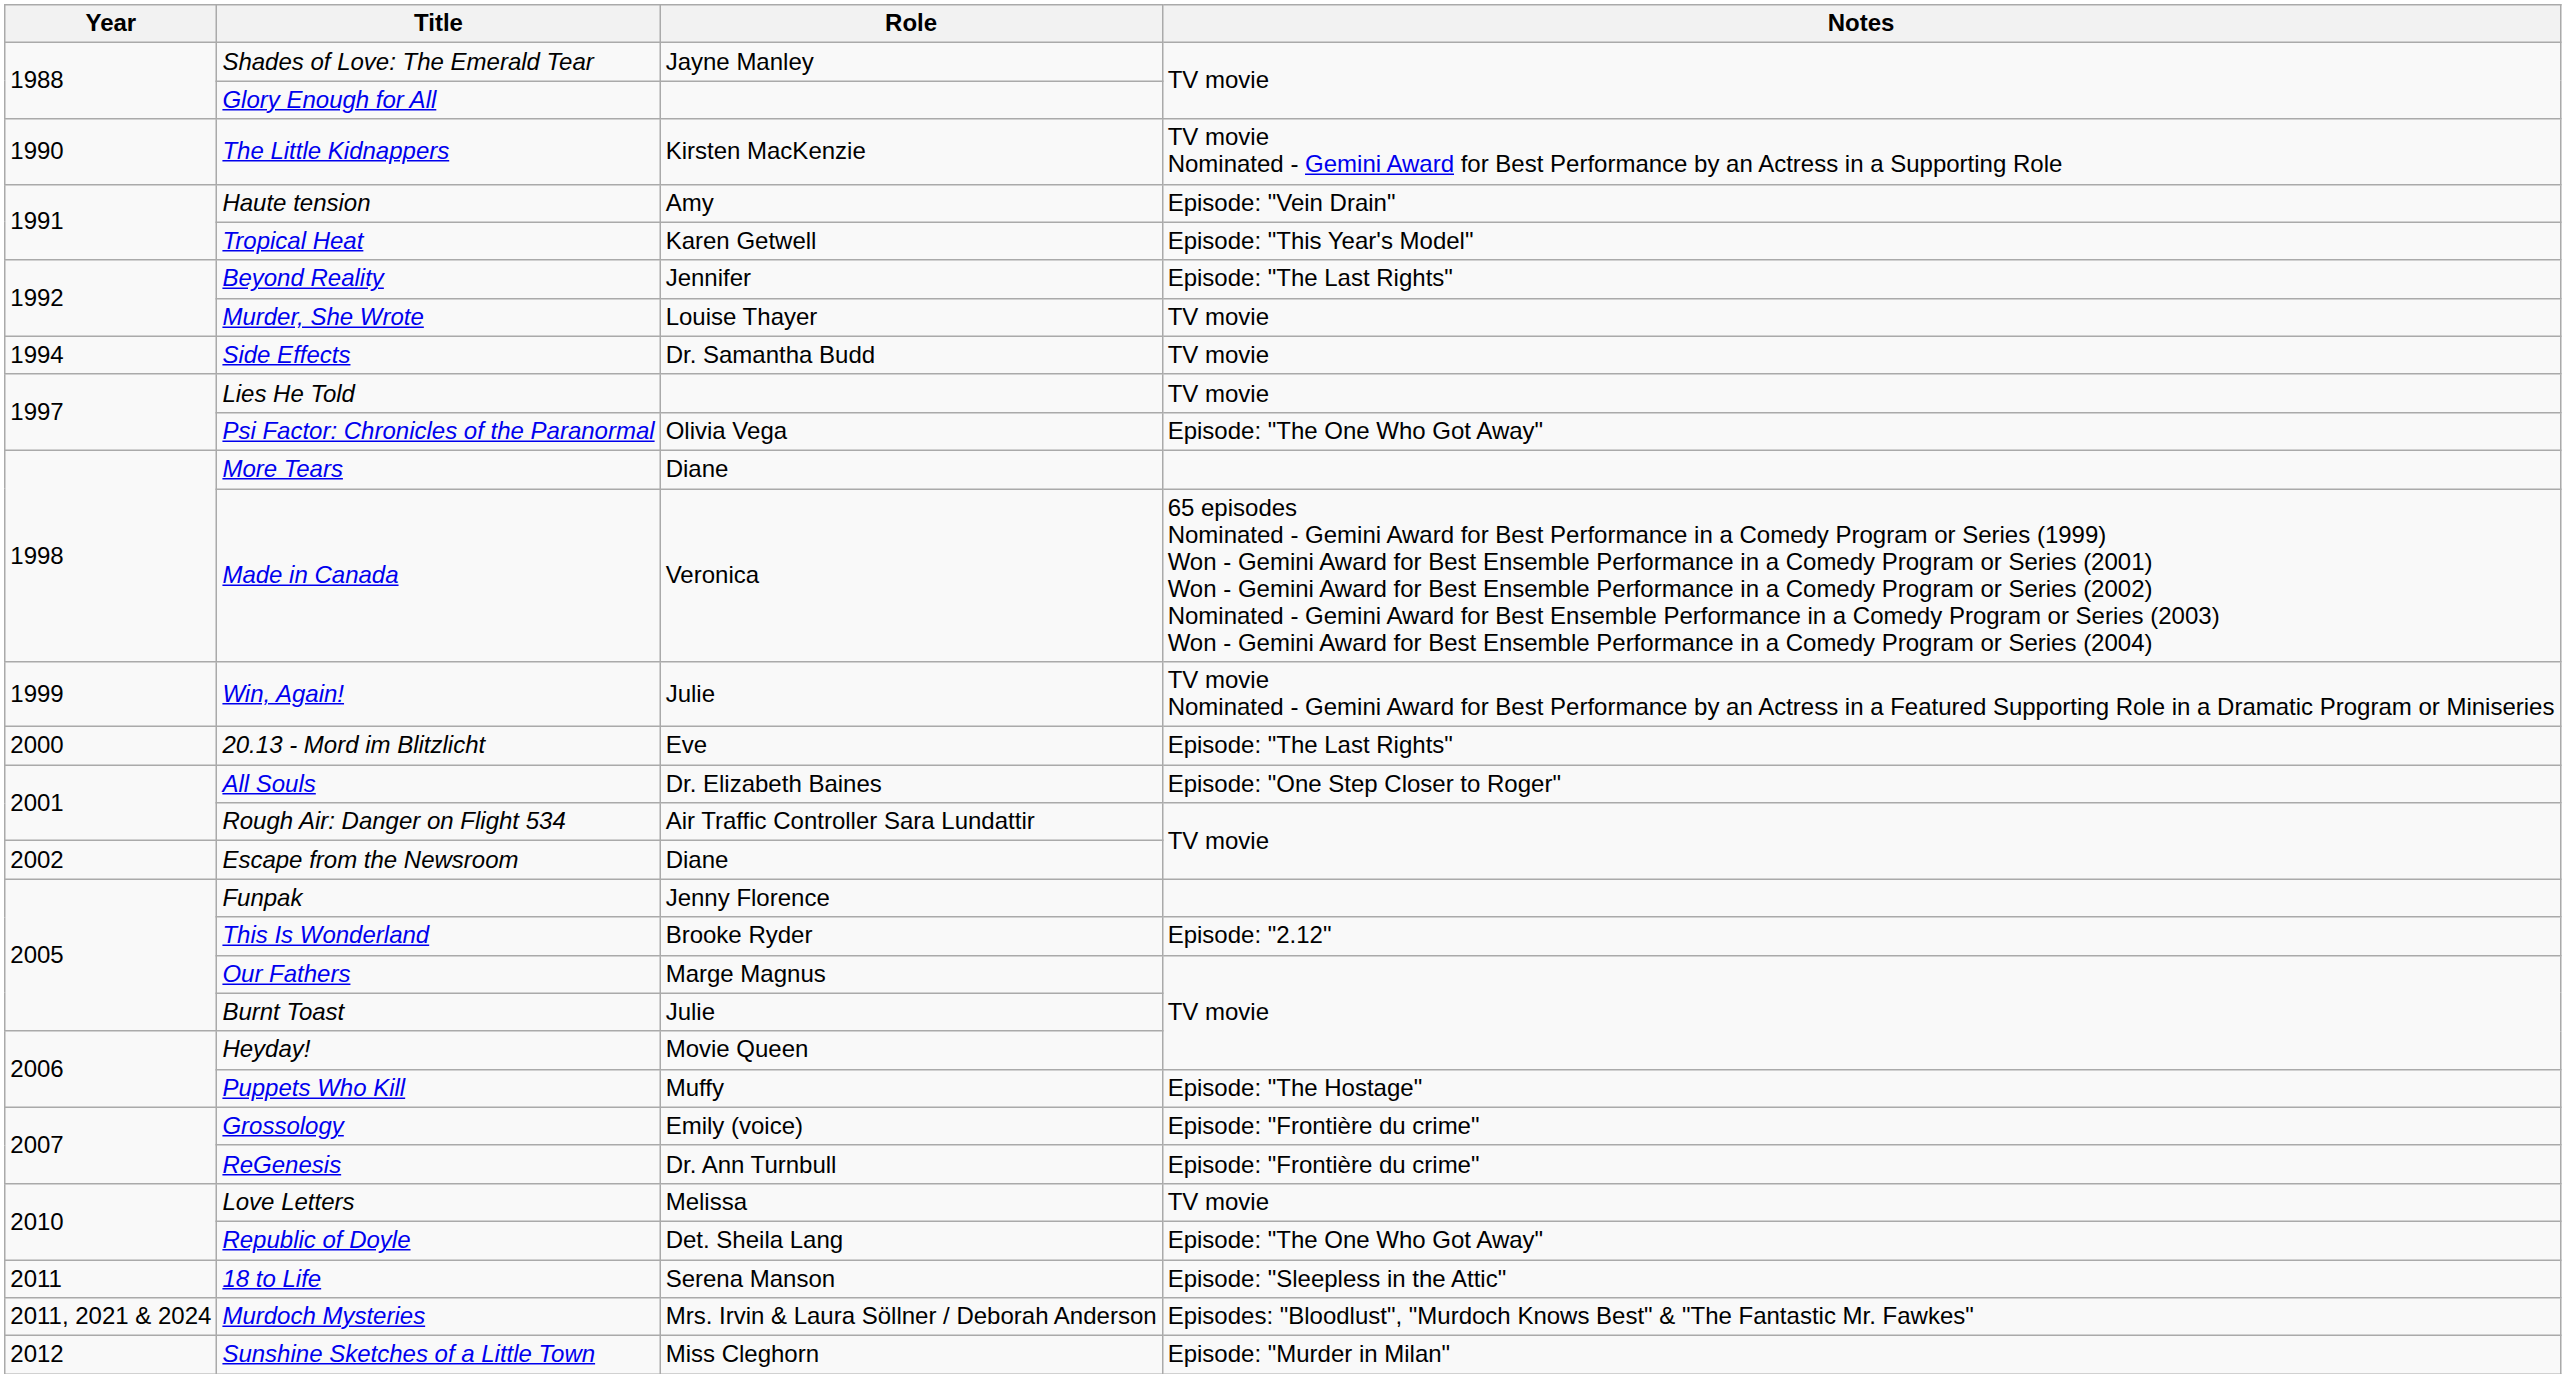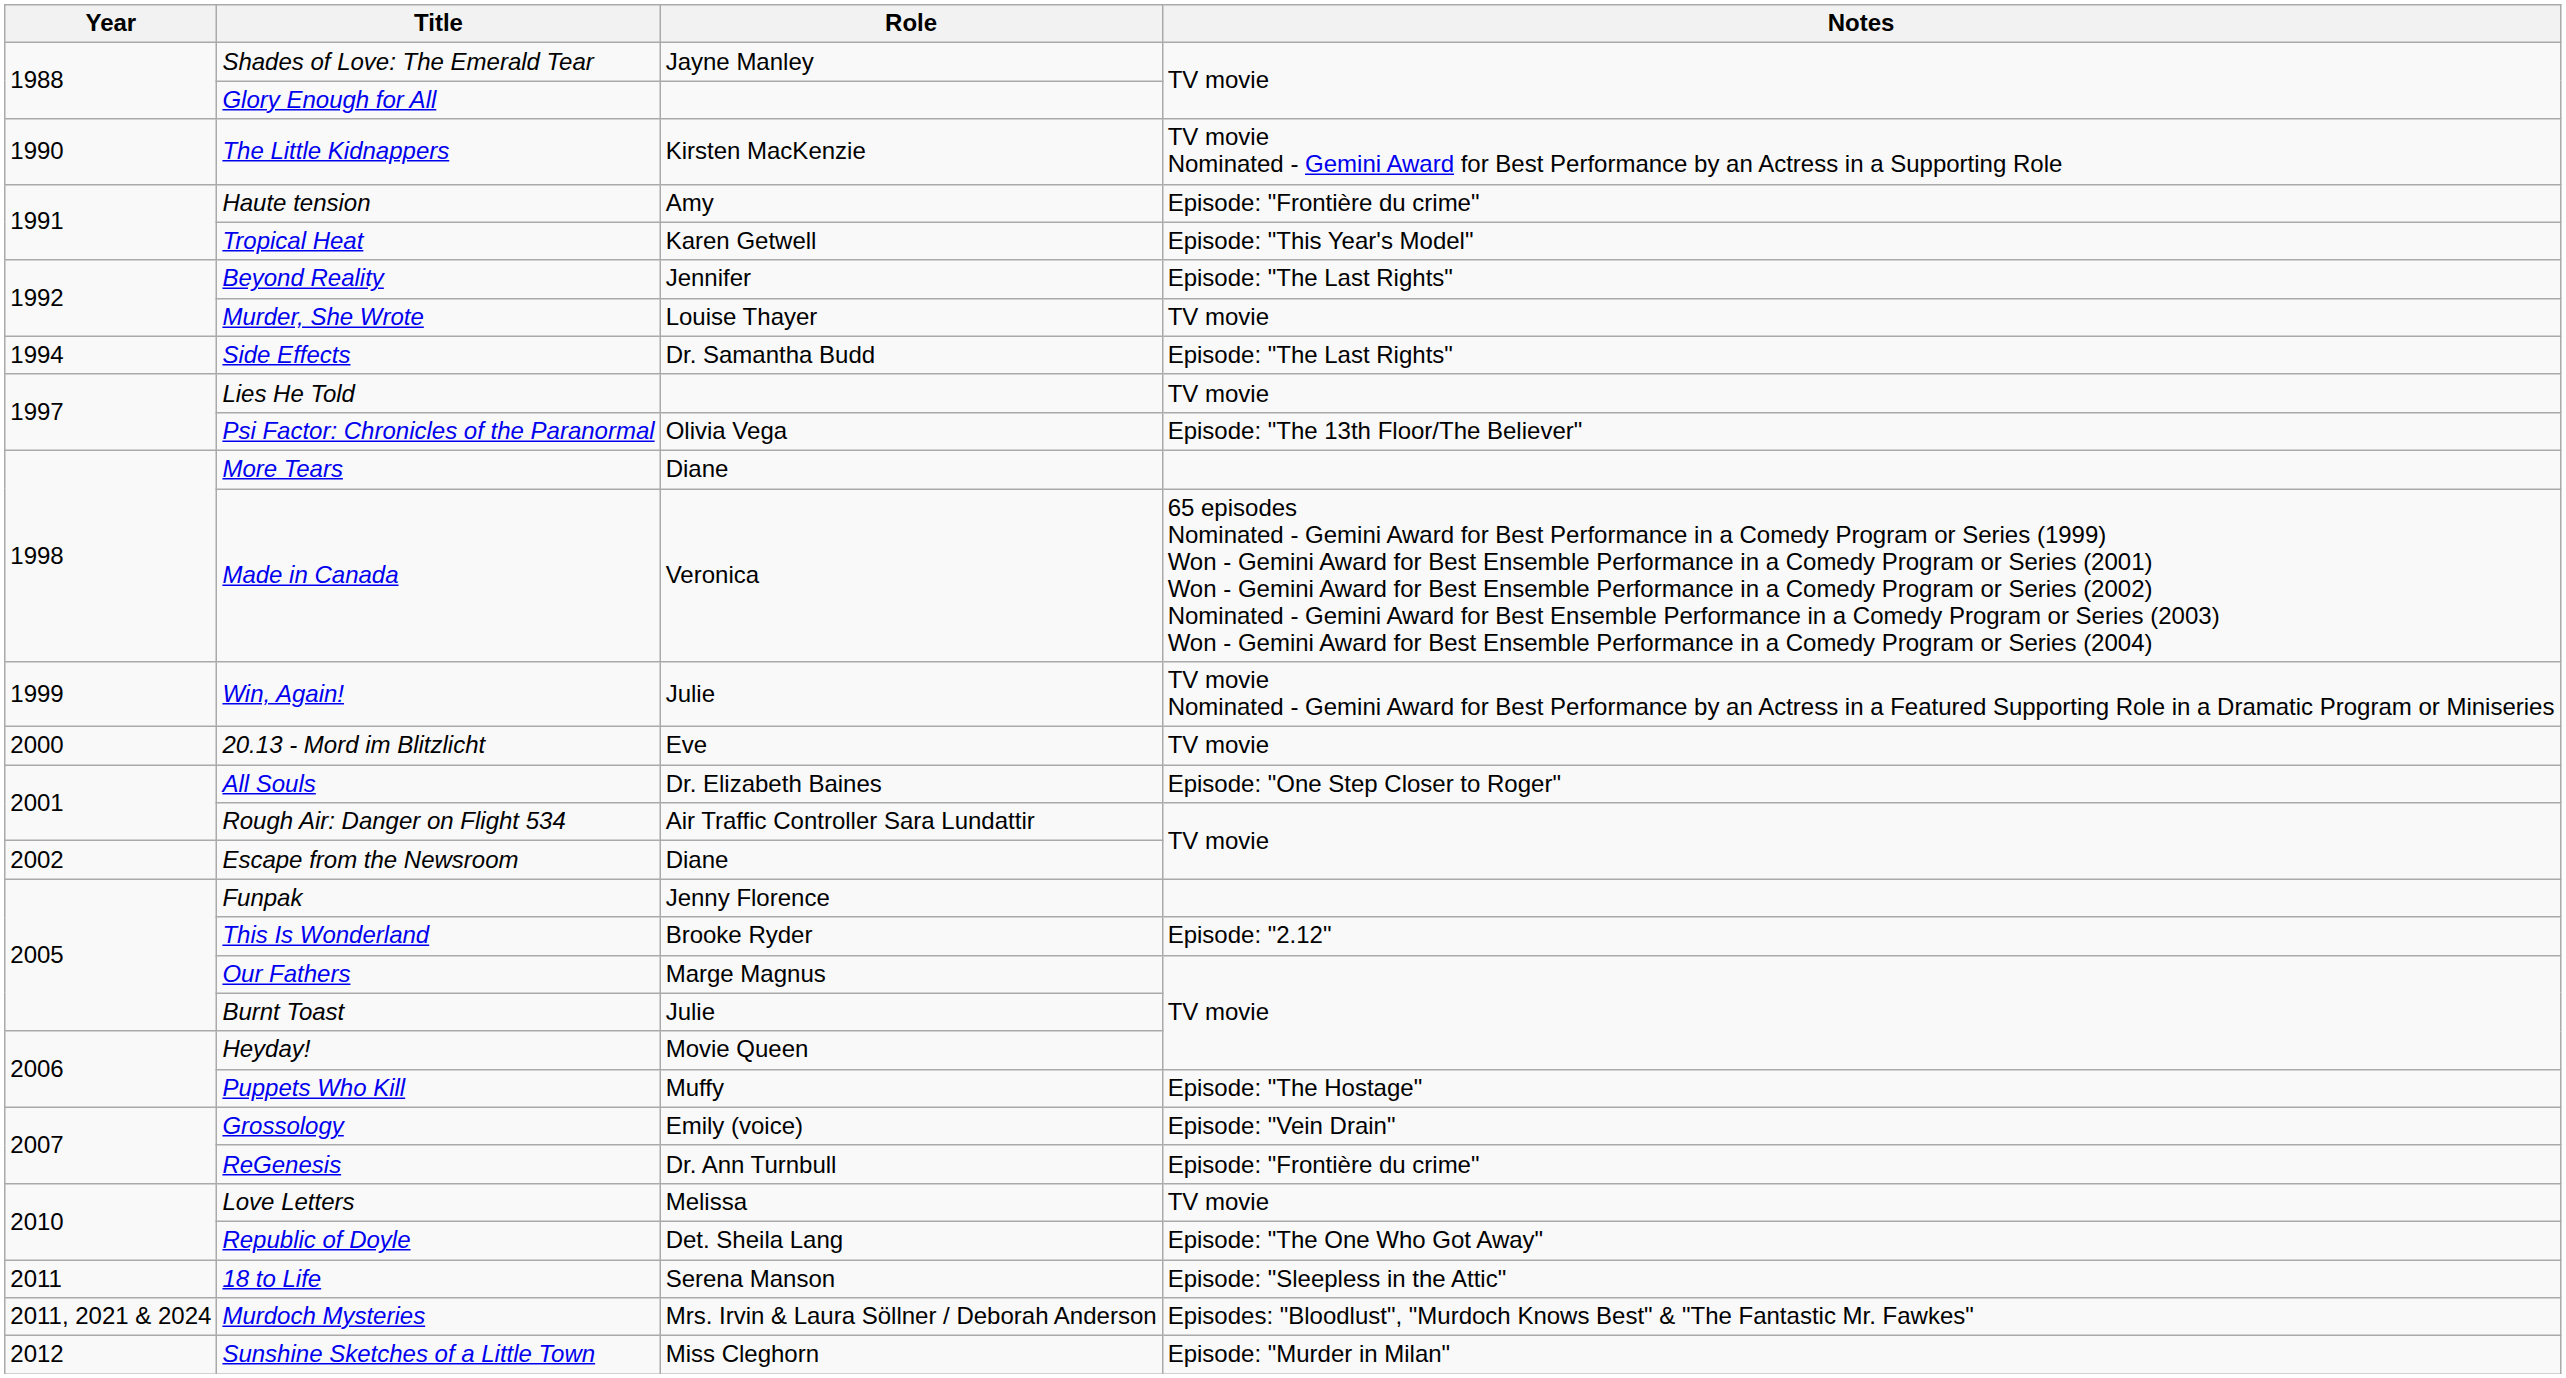(1282, 202) Episode: "Vein Drain" -> (1324, 202) Episode: "Frontière du crime"
(1218, 355) TV movie -> (1310, 355) Episode: "The Last Rights"
(1355, 431) Episode: "The One Who Got Away" -> (1375, 431) Episode: "The 13th Floor/The Believer"
(1310, 745) Episode: "The Last Rights" -> (1218, 745) TV movie
(1324, 1126) Episode: "Frontière du crime" -> (1282, 1126) Episode: "Vein Drain"
